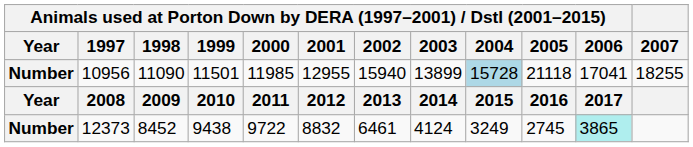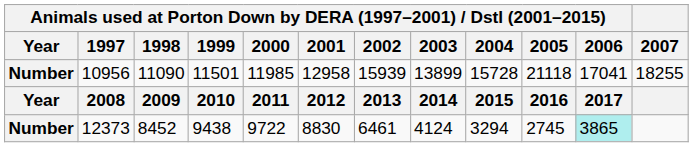(326, 73) 12955 -> (326, 73) 12958
(382, 73) 15940 -> (382, 73) 15939
(494, 73) lightblue background -> (494, 73) no background
(321, 127) 8832 -> (321, 127) 8830
(489, 127) 3249 -> (489, 127) 3294
